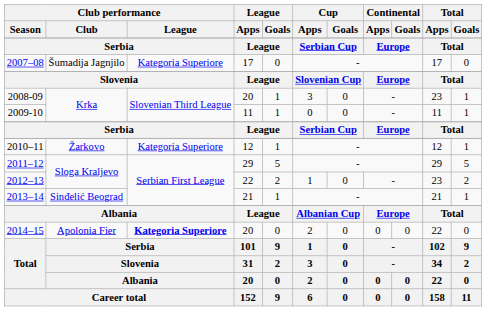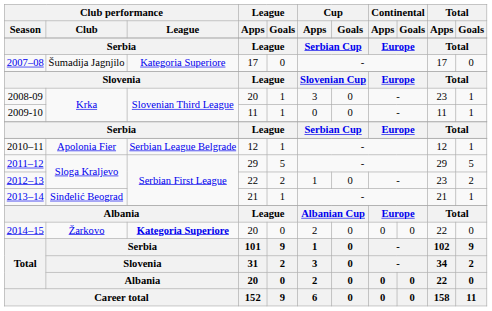(87, 146) Žarkovo -> (87, 146) Apolonia Fier
(180, 146) Kategoria Superiore -> (183, 146) Serbian League Belgrade
(87, 230) Apolonia Fier -> (87, 230) Žarkovo
